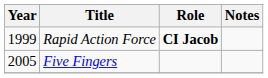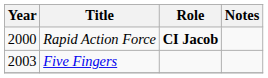(22, 38) 1999 -> (22, 38) 2000
(22, 61) 2005 -> (22, 61) 2003
